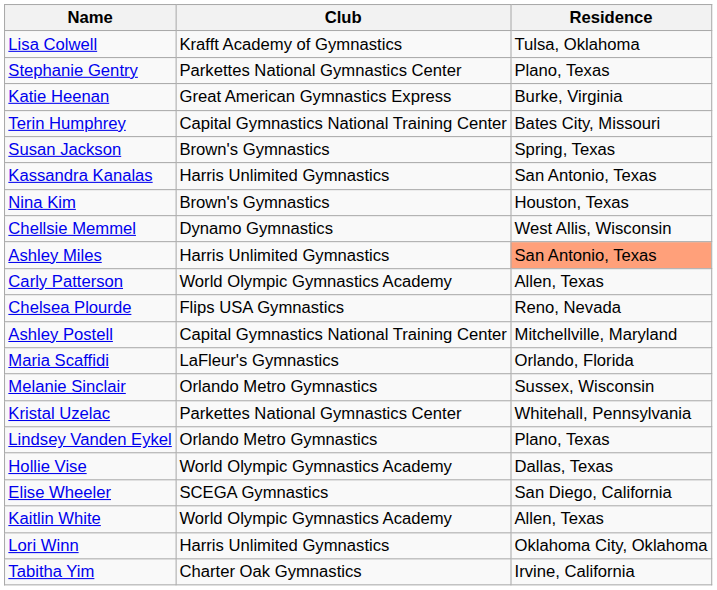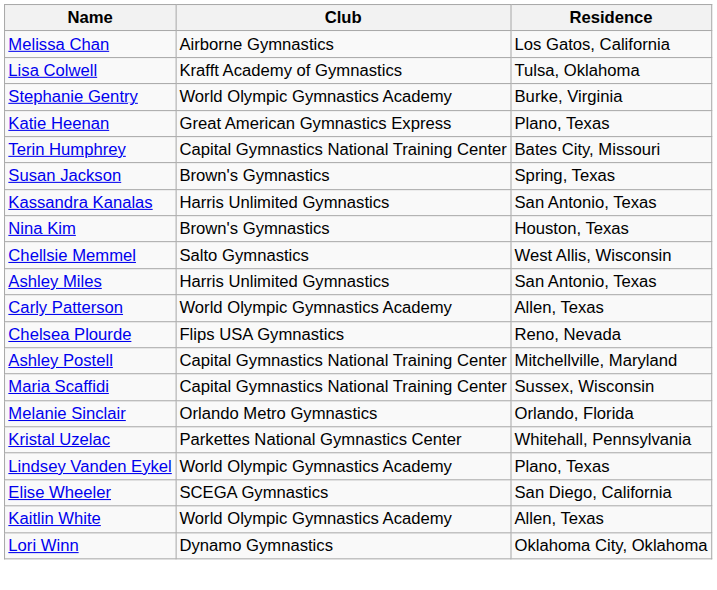+ row: (59, 44)
(320, 70) Parkettes National Gymnastics Center -> (316, 96) World Olympic Gymnastics Academy
(562, 70) Plano, Texas -> (568, 96) Burke, Virginia
(568, 96) Burke, Virginia -> (562, 123) Plano, Texas
(256, 228) Dynamo Gymnastics -> (244, 255) Salto Gymnastics
(586, 255) lightsalmon background -> (586, 281) no background
(259, 360) LaFleur's Gymnastics -> (343, 387) Capital Gymnastics National Training Center
(574, 360) Orlando, Florida -> (584, 387) Sussex, Wisconsin
(584, 387) Sussex, Wisconsin -> (574, 413) Orlando, Florida
(278, 439) Orlando Metro Gymnastics -> (316, 466) World Olympic Gymnastics Academy
- row: (48, 466)
(284, 545) Harris Unlimited Gymnastics -> (256, 545) Dynamo Gymnastics
- row: (51, 571)
